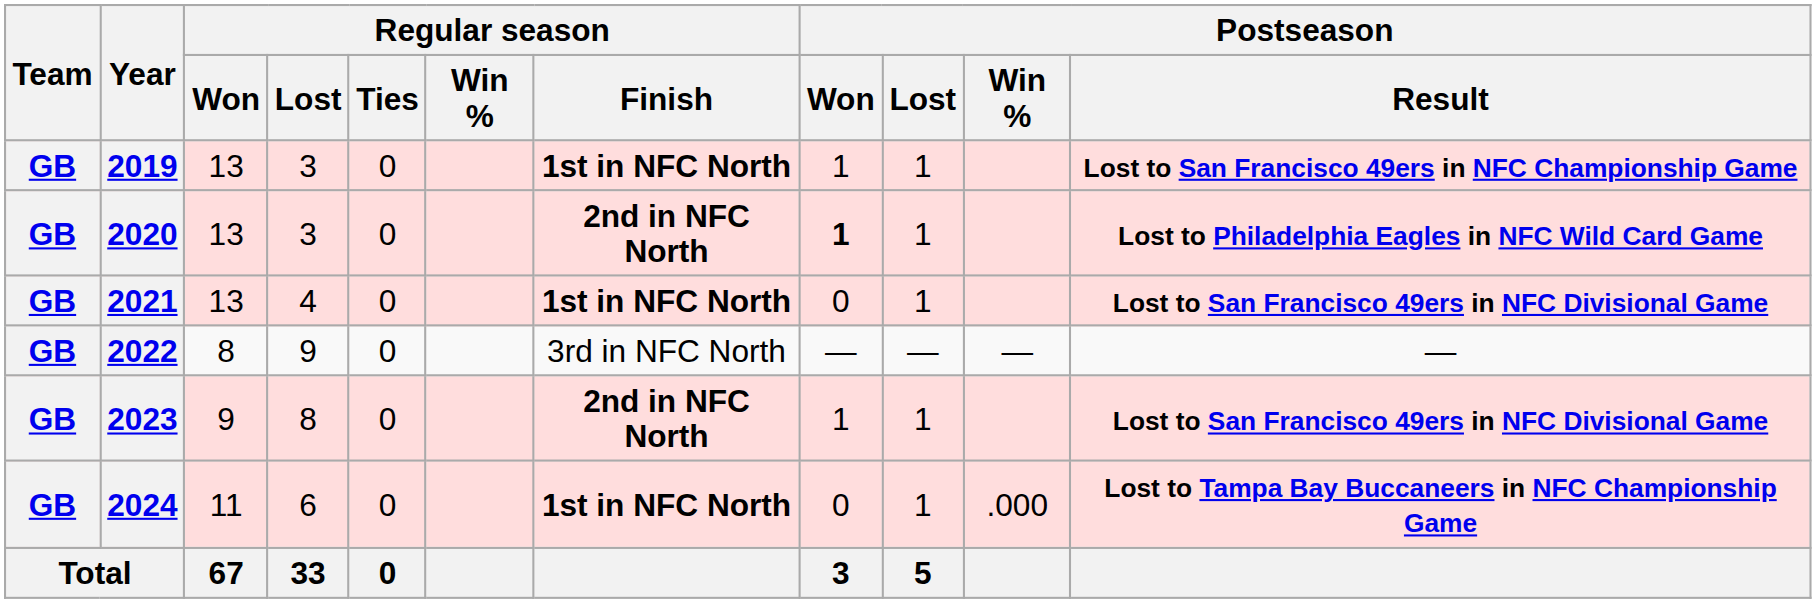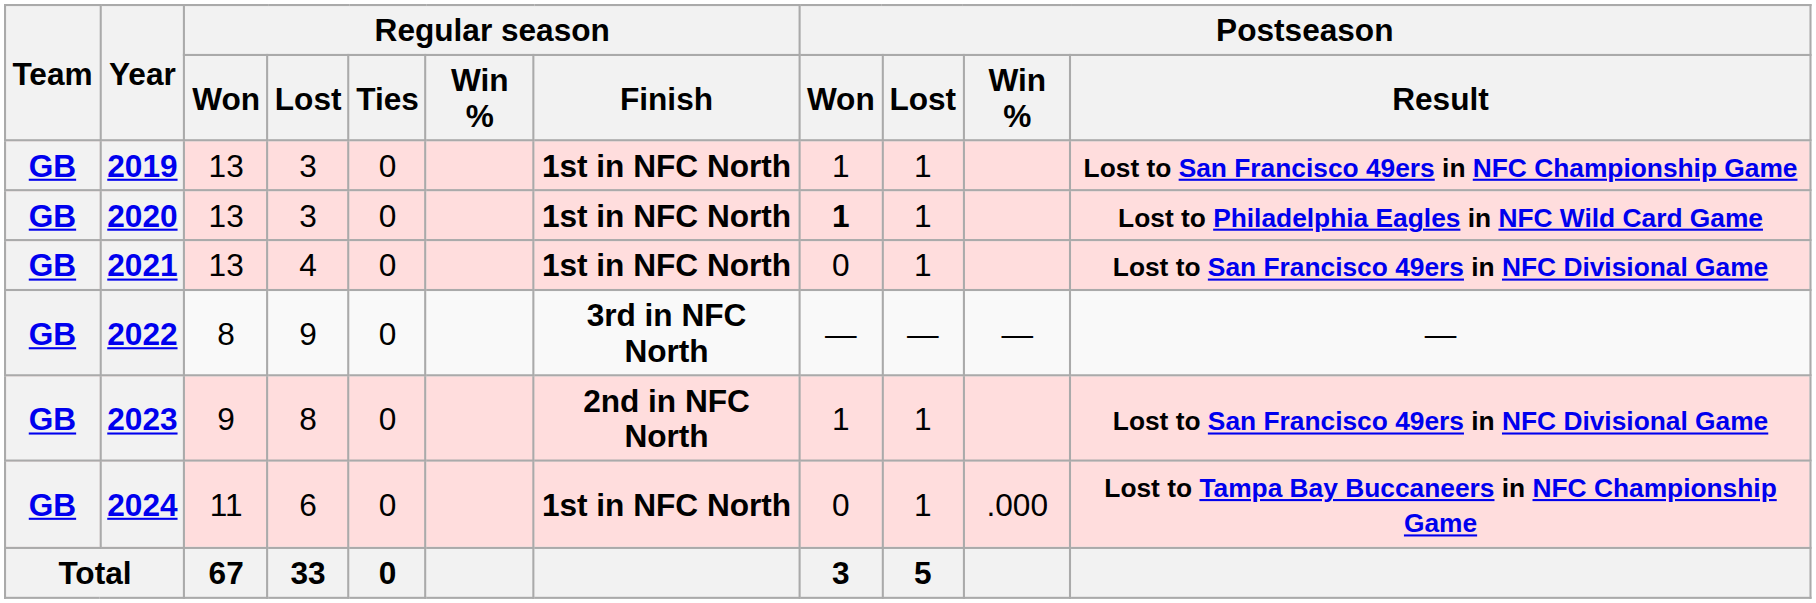(667, 233) 2nd in NFC North -> (667, 216) 1st in NFC North
(666, 351) normal -> (666, 334) bold
